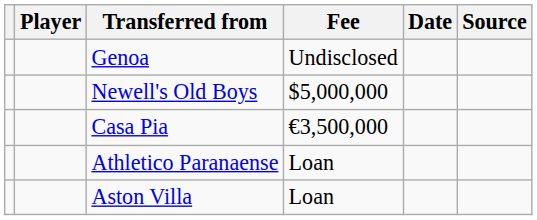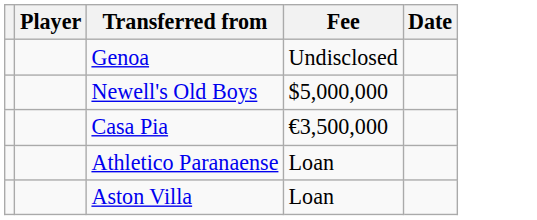- column: (495, 22)
